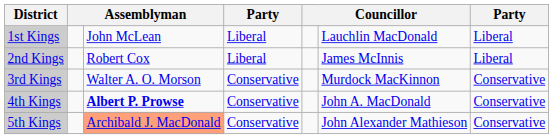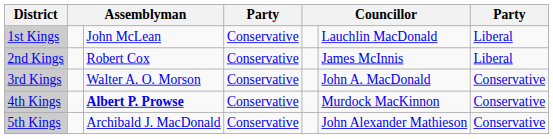(247, 36) Liberal -> (263, 36) Conservative
(247, 58) Liberal -> (263, 58) Conservative
(381, 79) Murdock MacKinnon -> (376, 79) John A. MacDonald
(376, 101) John A. MacDonald -> (381, 101) Murdock MacKinnon
(154, 123) lightsalmon background -> (154, 123) no background
